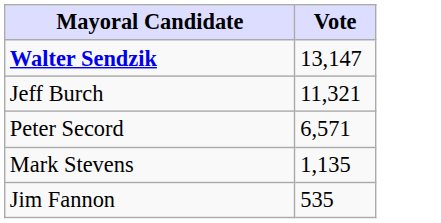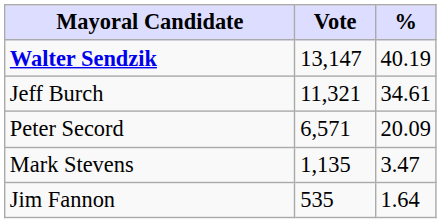+ column: (406, 22)
